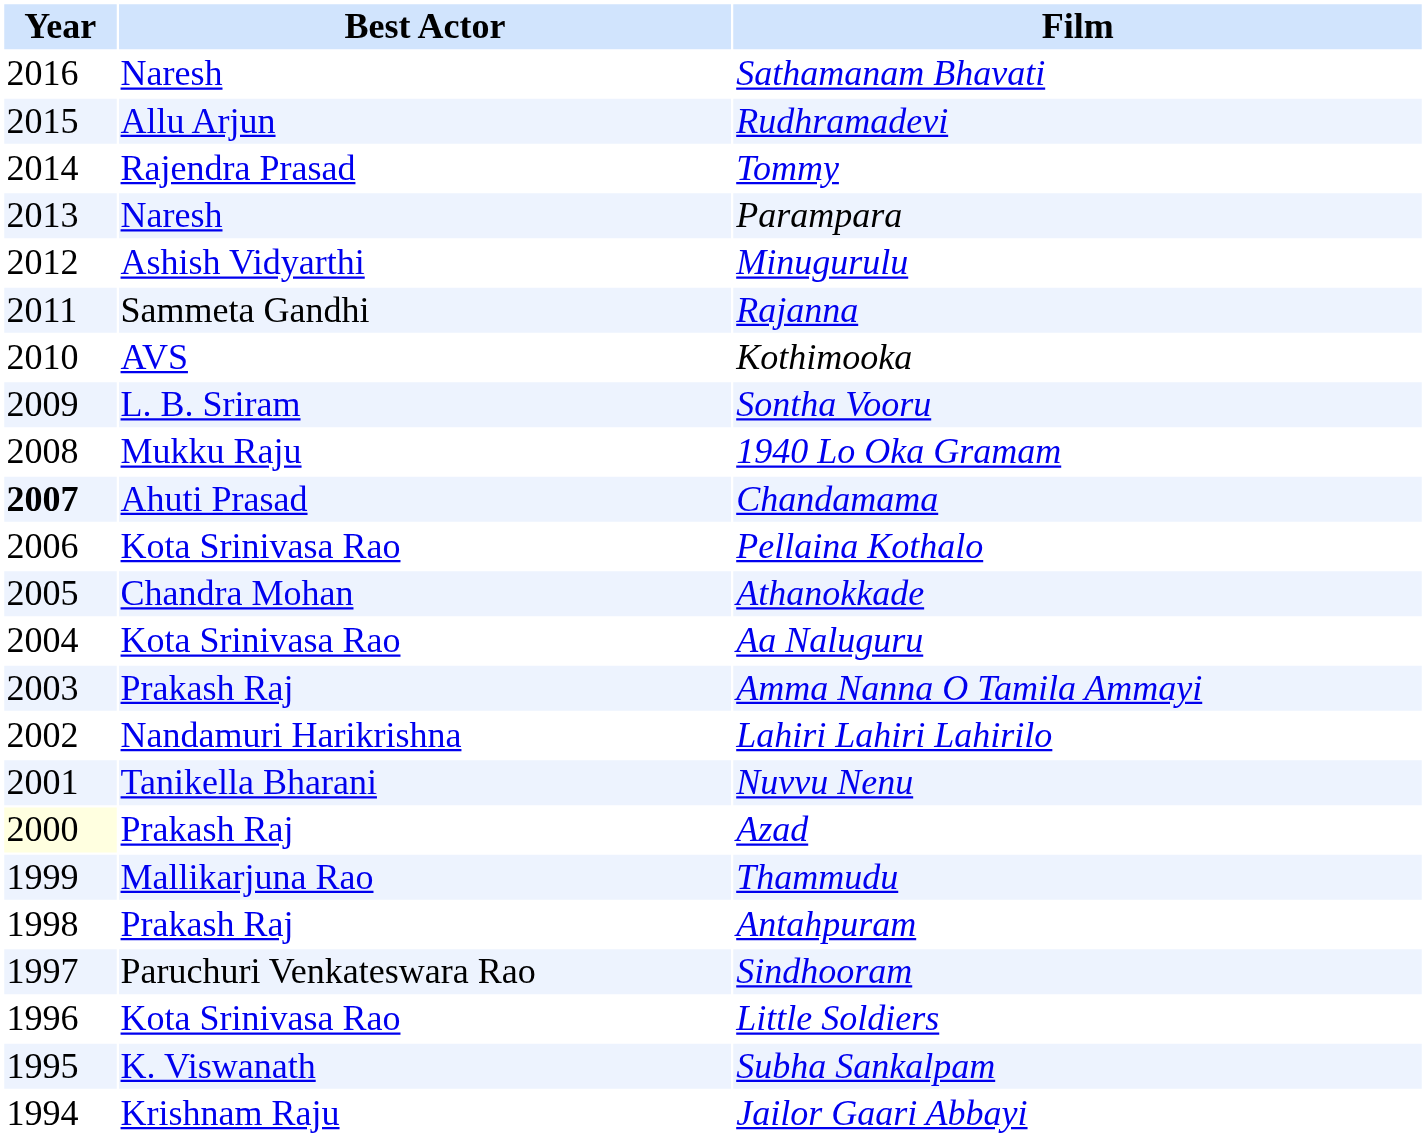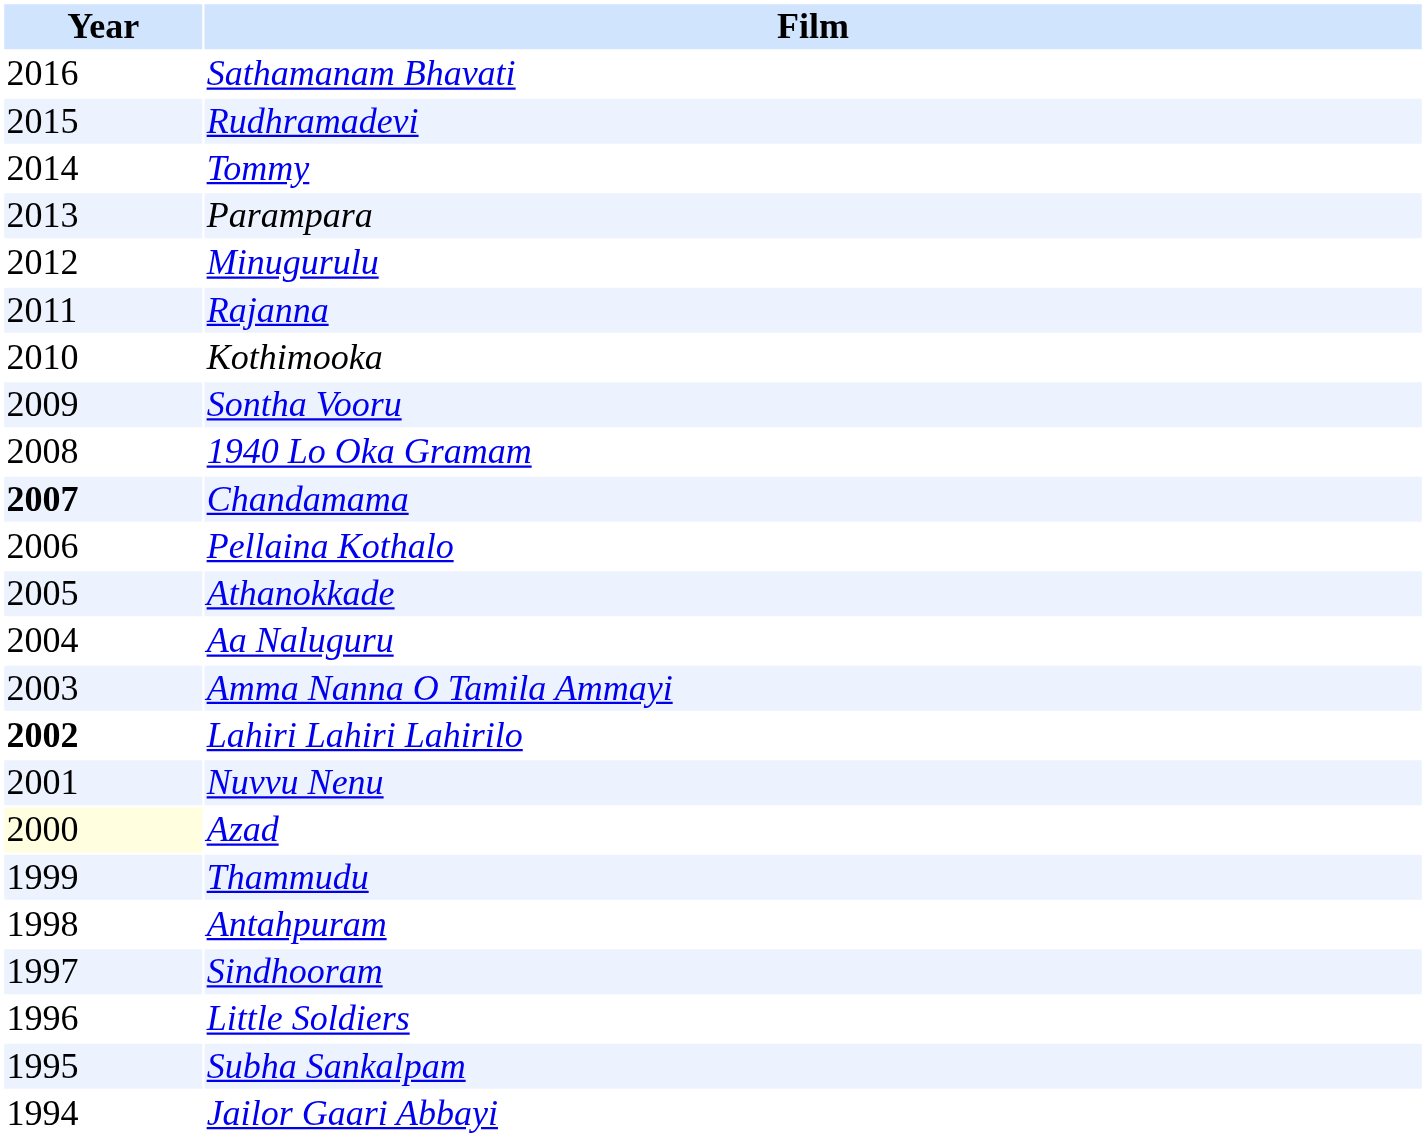- column: (425, 26)
(42, 734) normal -> (42, 734) bold
